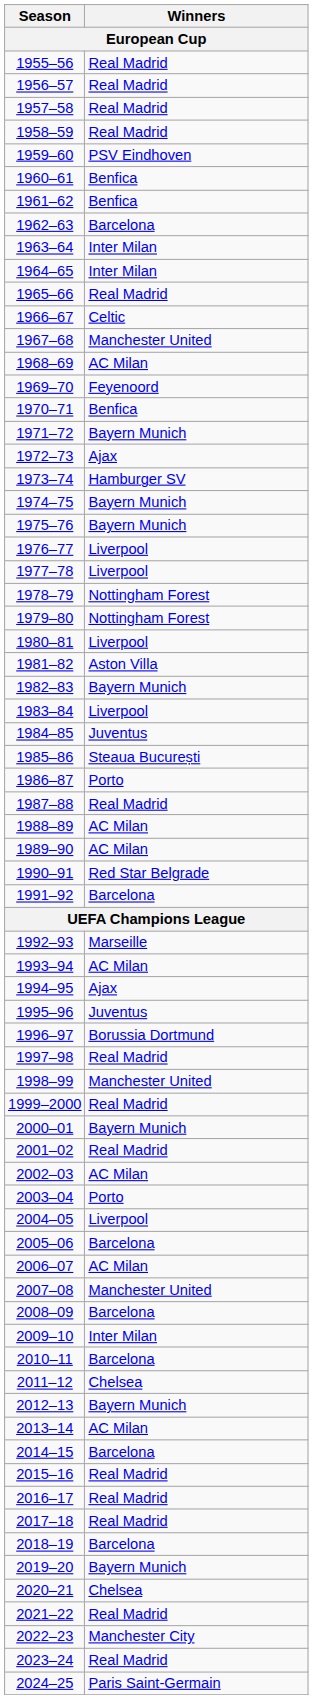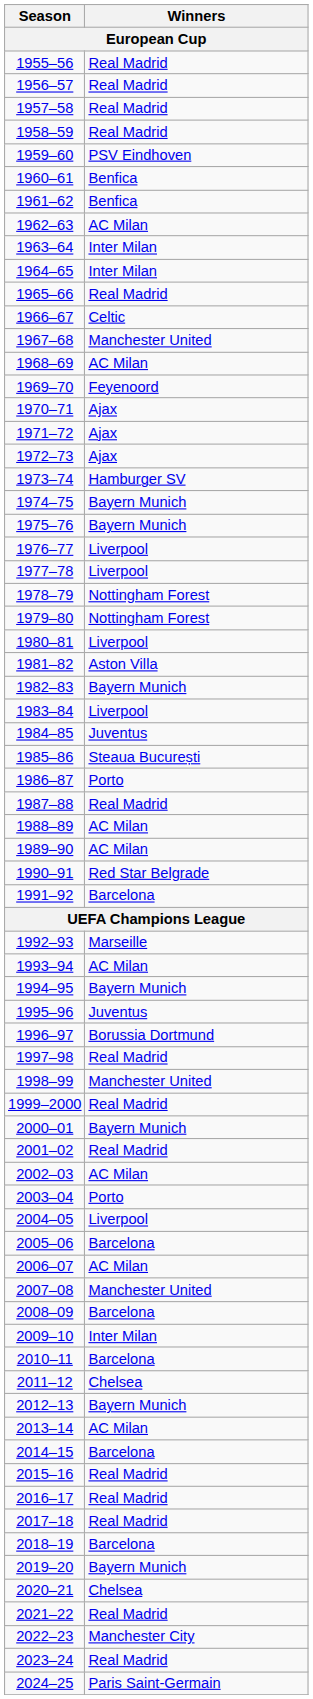(124, 224) Barcelona -> (120, 224) AC Milan
(115, 409) Benfica -> (105, 409) Ajax
(139, 432) Bayern Munich -> (105, 432) Ajax
(105, 988) Ajax -> (139, 988) Bayern Munich
